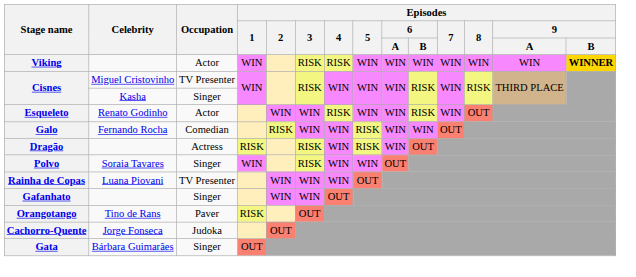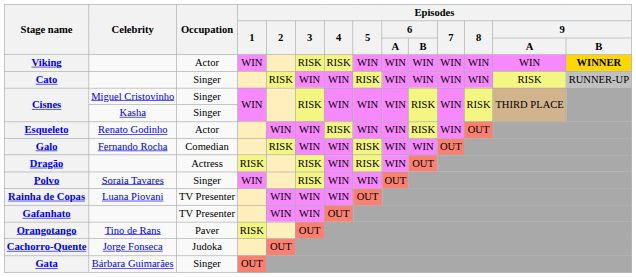+ row: (47, 79)
(207, 79) TV Presenter -> (207, 96) Singer
(207, 197) Singer -> (207, 213) TV Presenter
